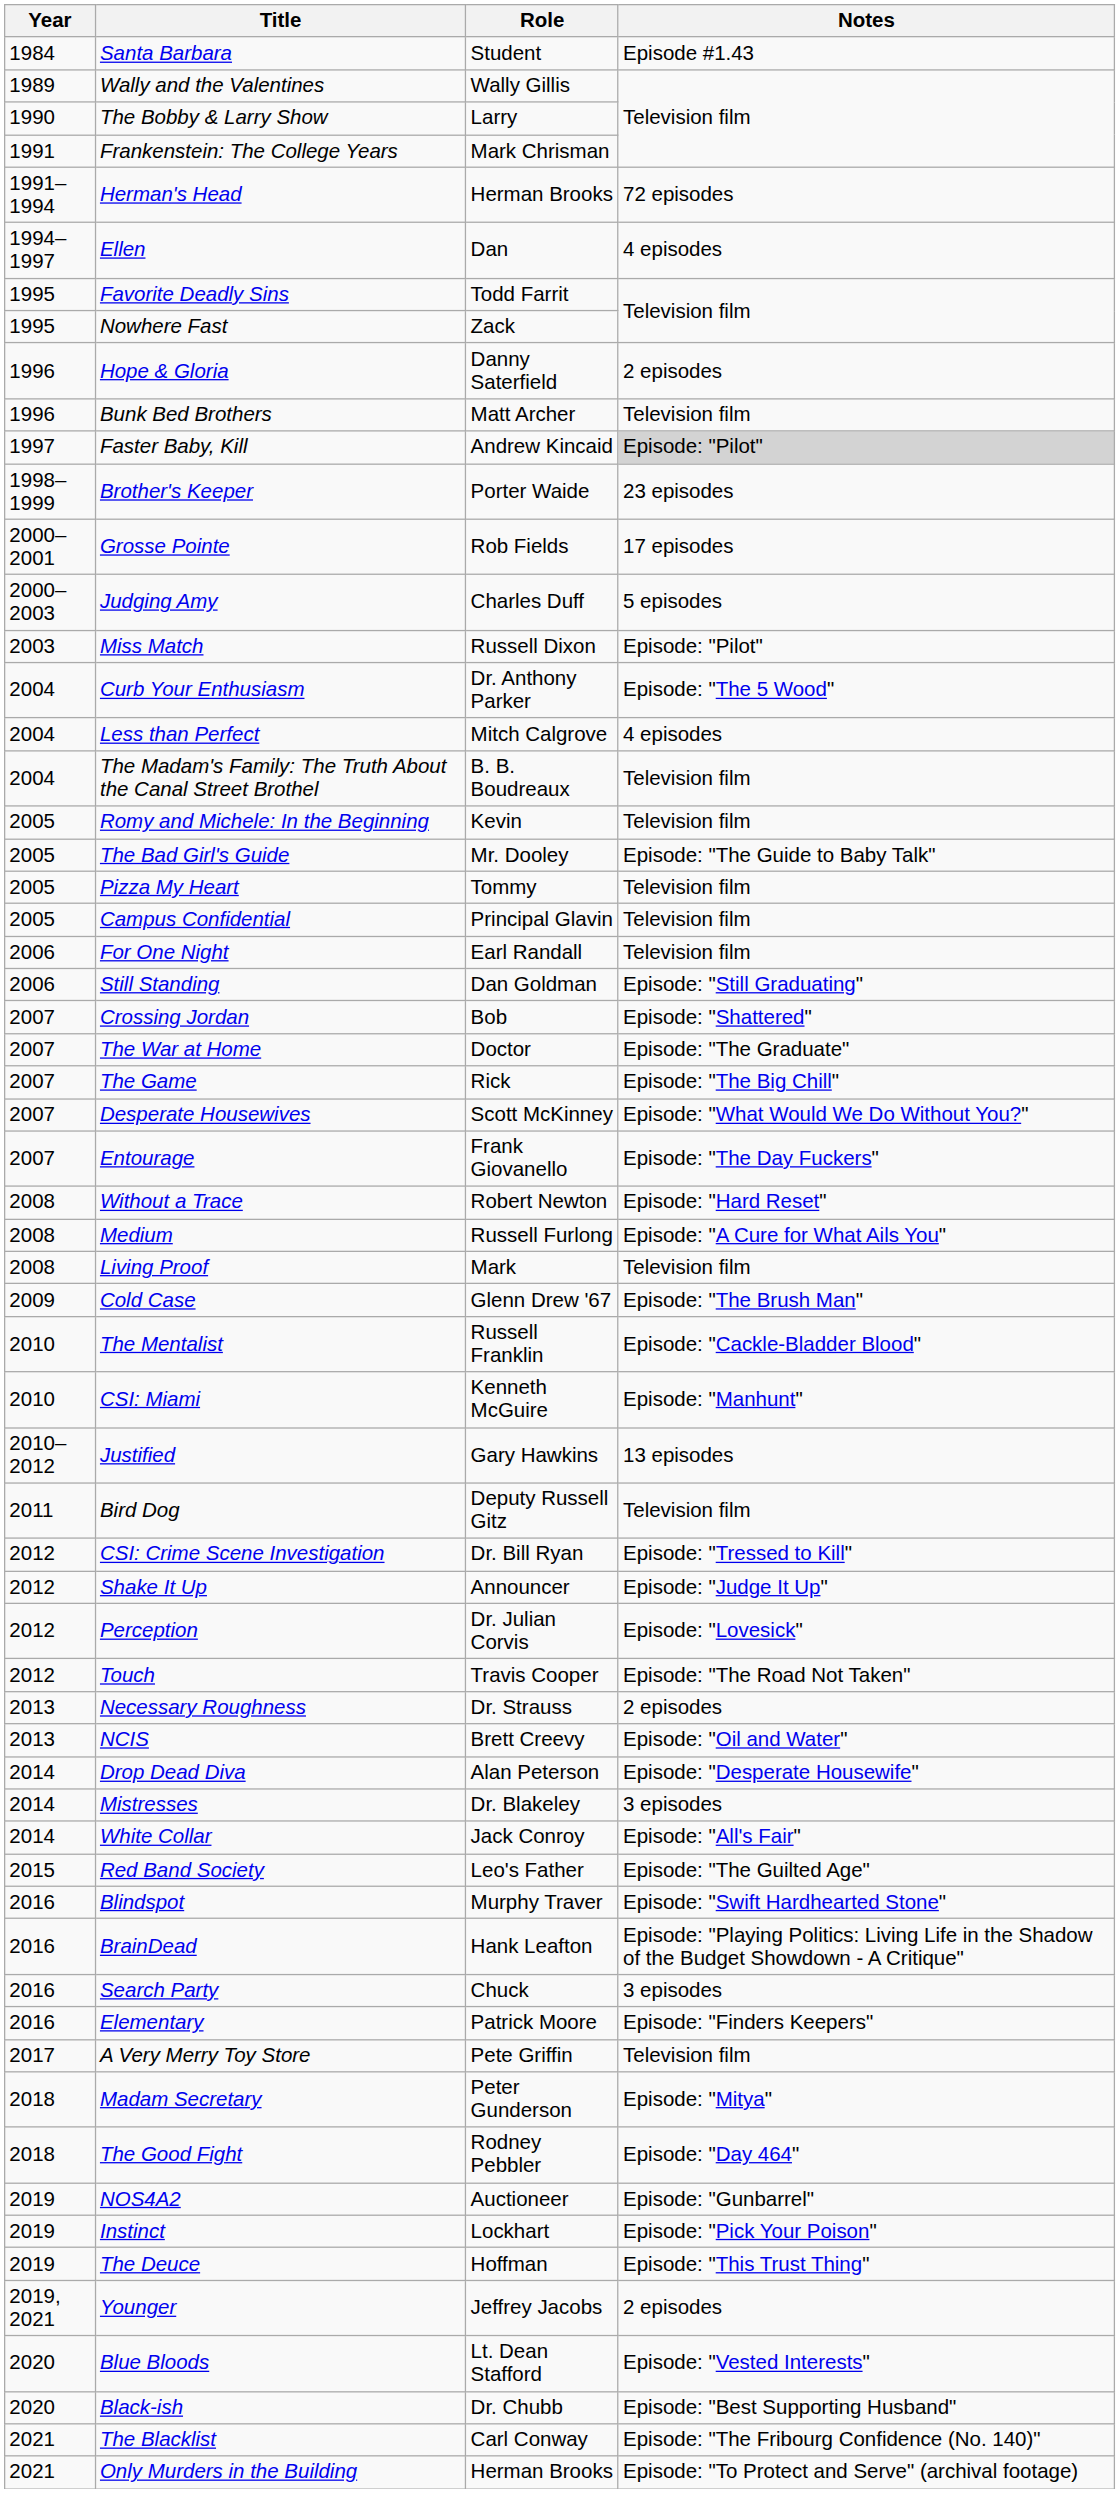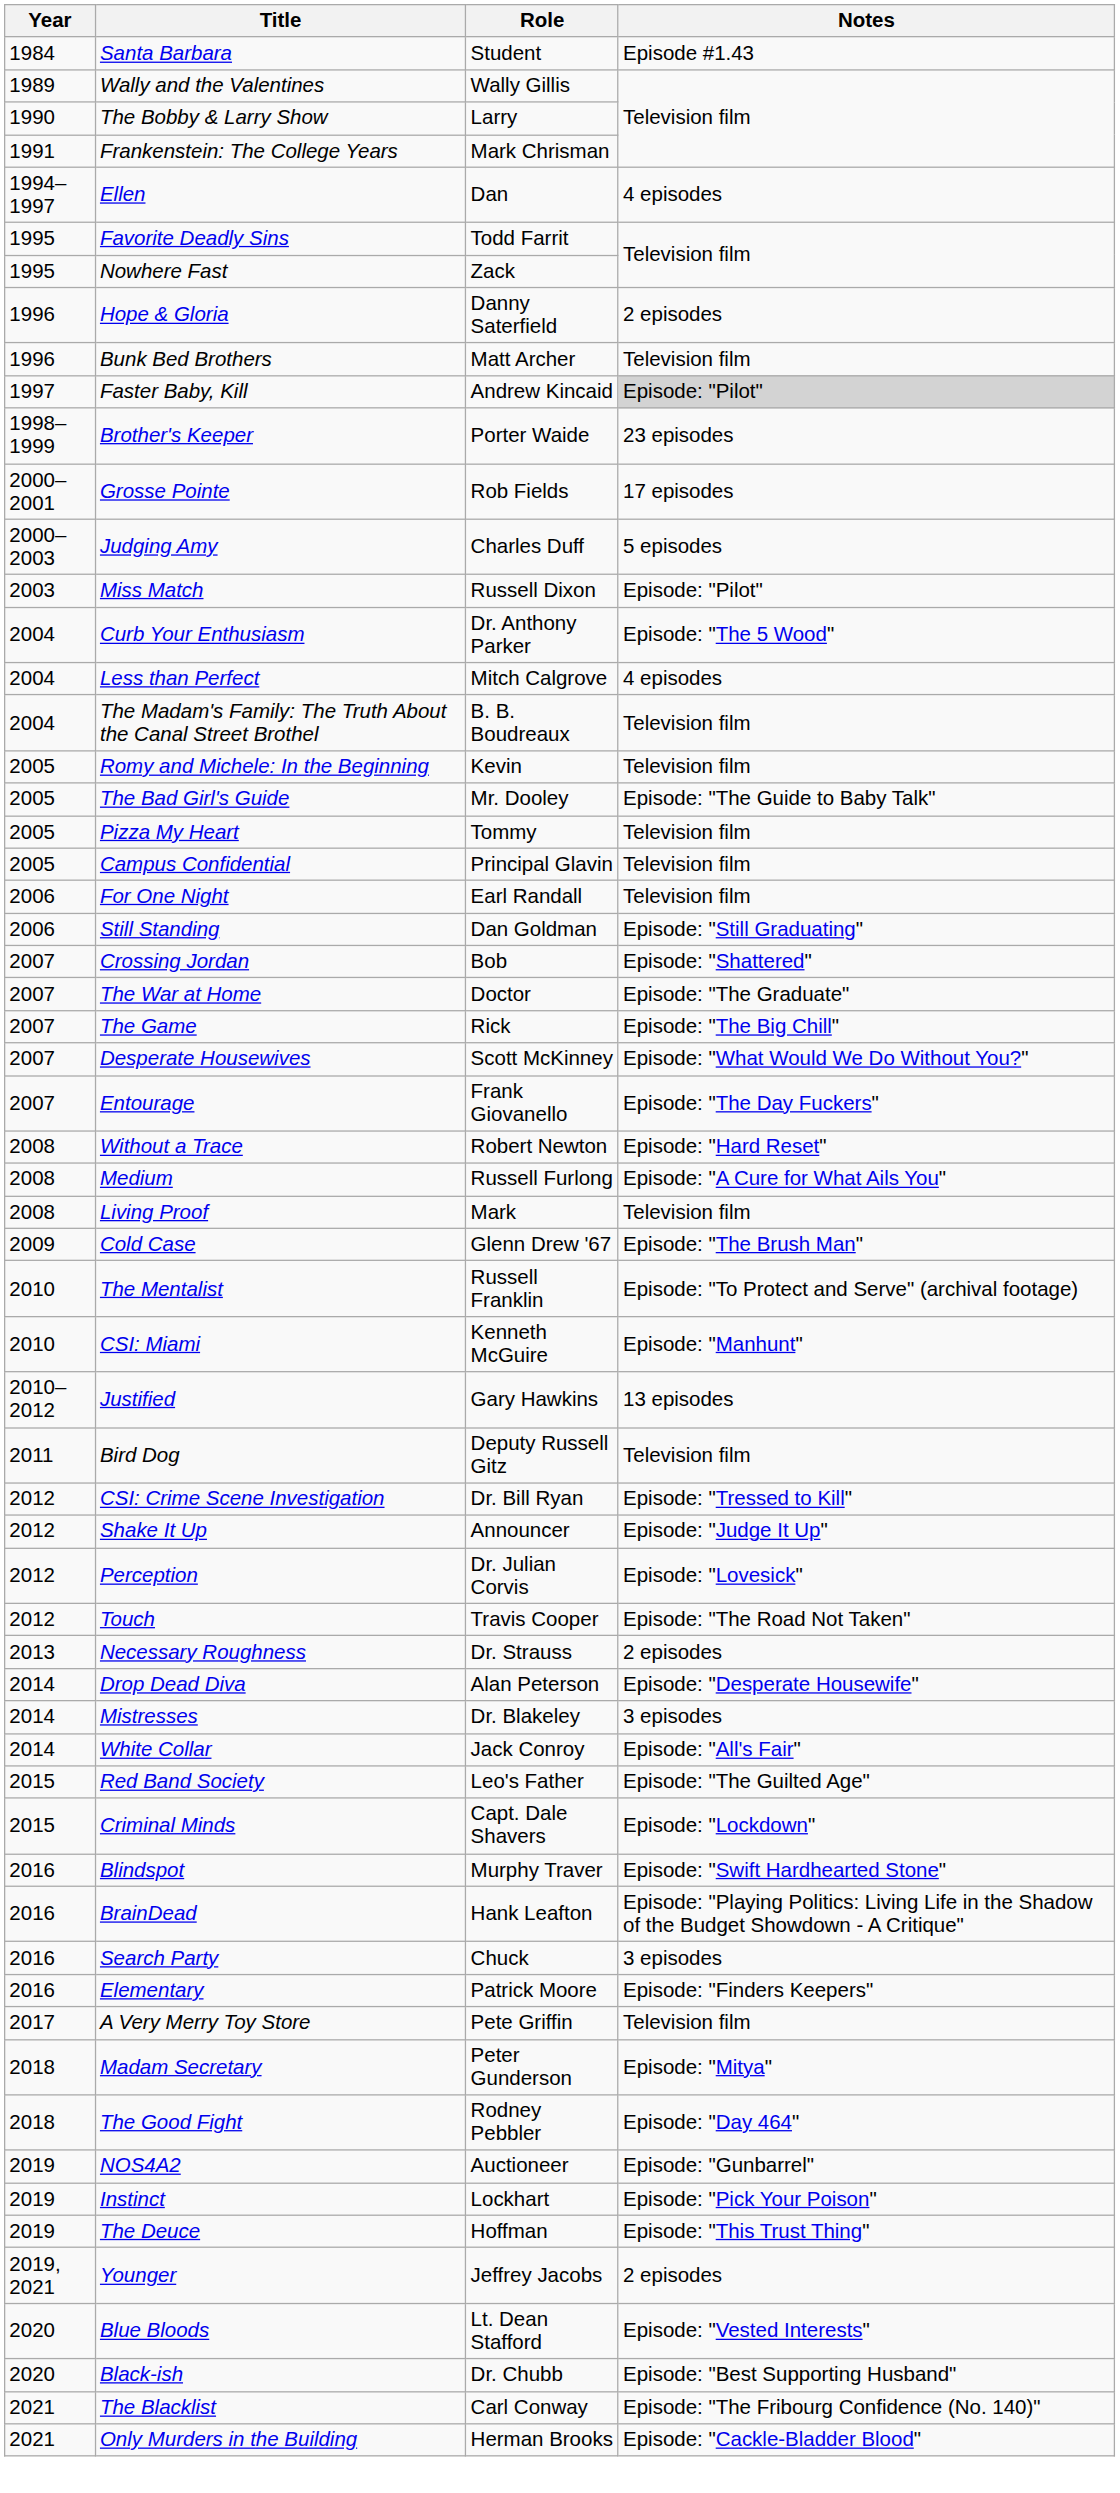- row: (171, 194)
(772, 1343) Episode: "Cackle-Bladder Blood" -> (851, 1288) Episode: "To Protect and Serve" (archival footage)
- row: (124, 1739)
+ row: (168, 1825)
(851, 2472) Episode: "To Protect and Serve" (archival footage) -> (772, 2439) Episode: "Cackle-Bladder Blood"
